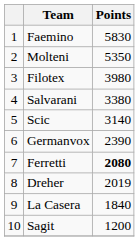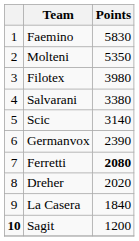(118, 183) 2019 -> (118, 183) 2020
(14, 225) normal -> (14, 225) bold
